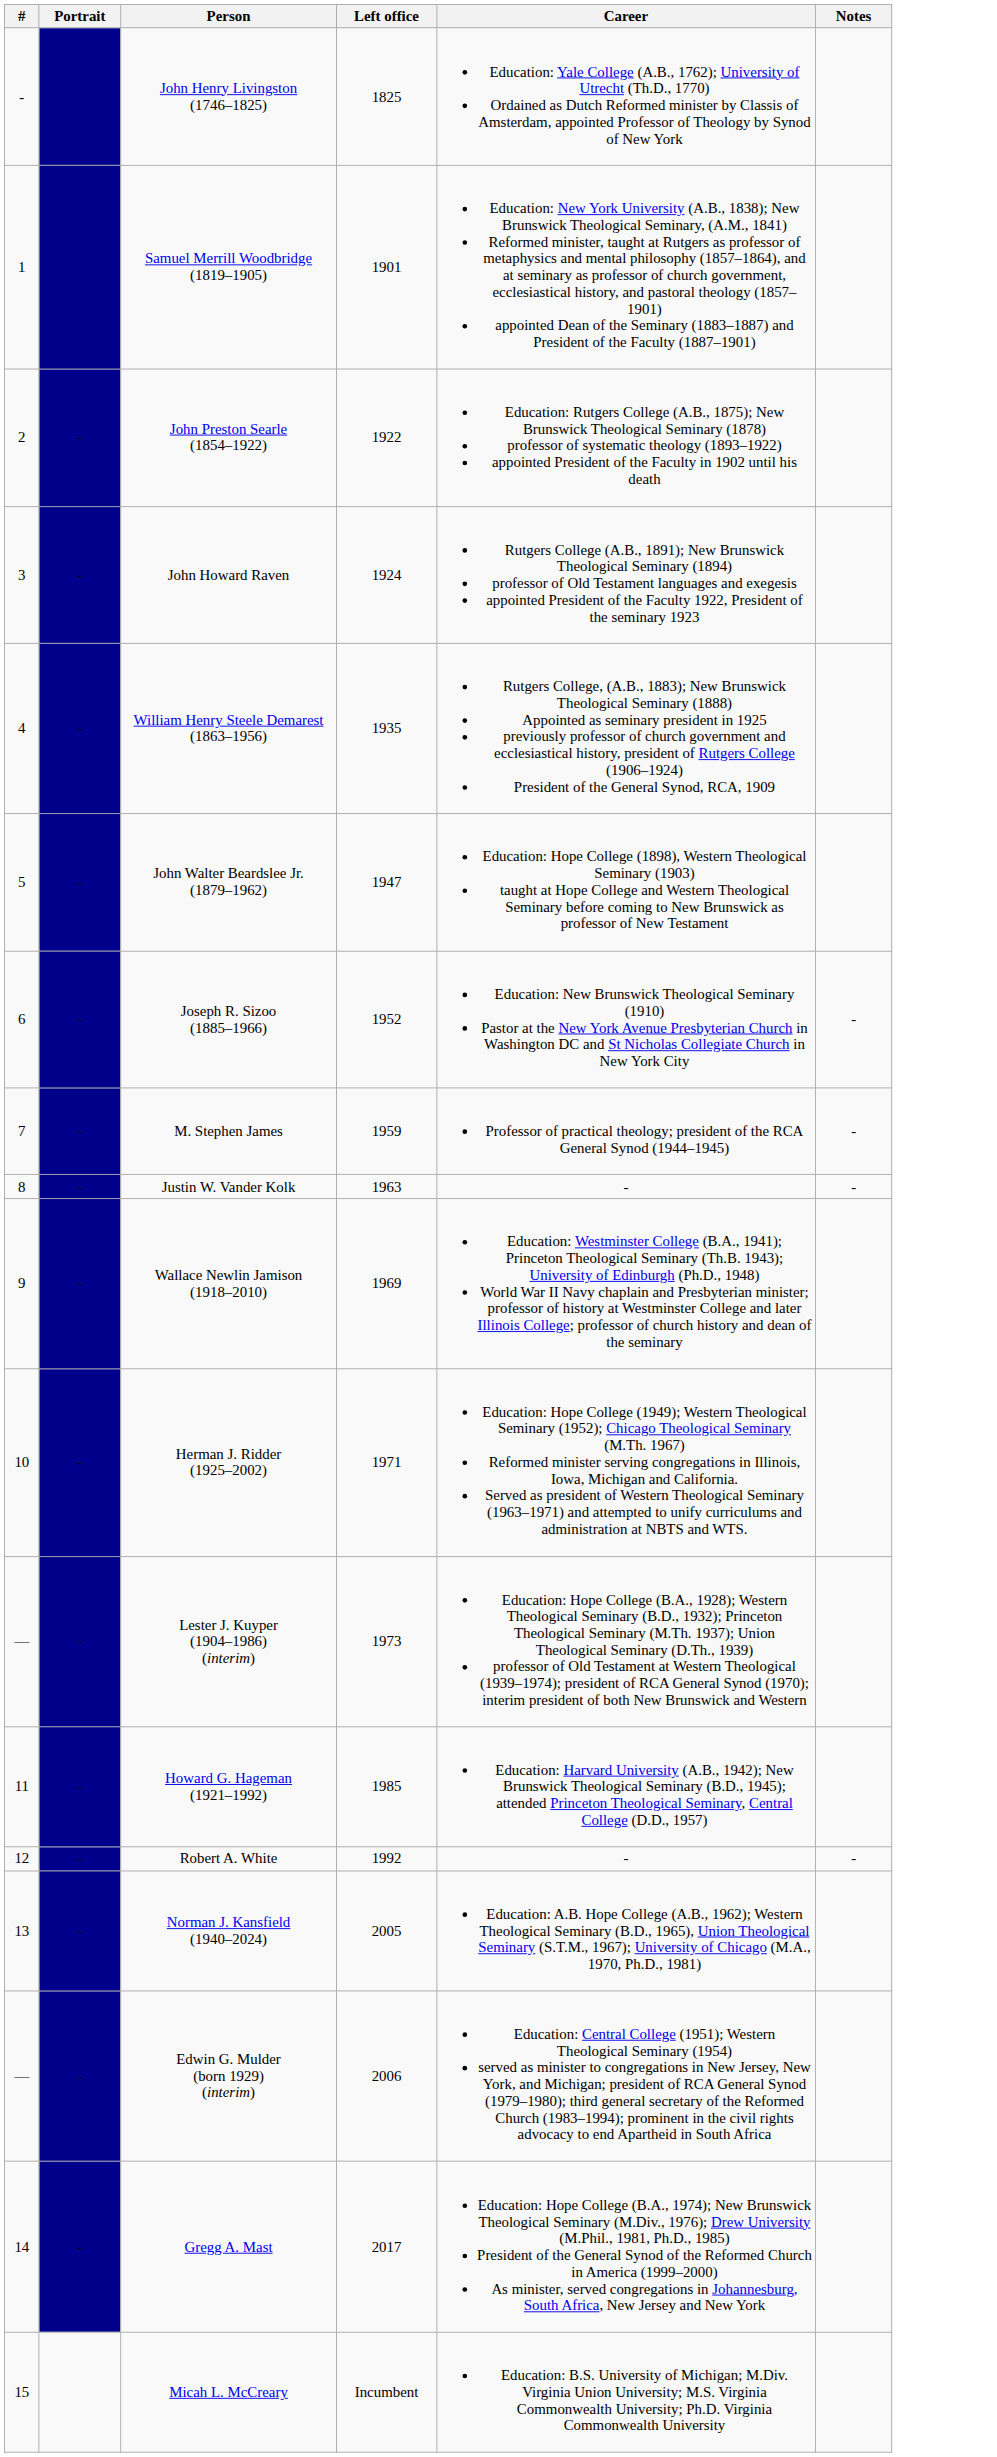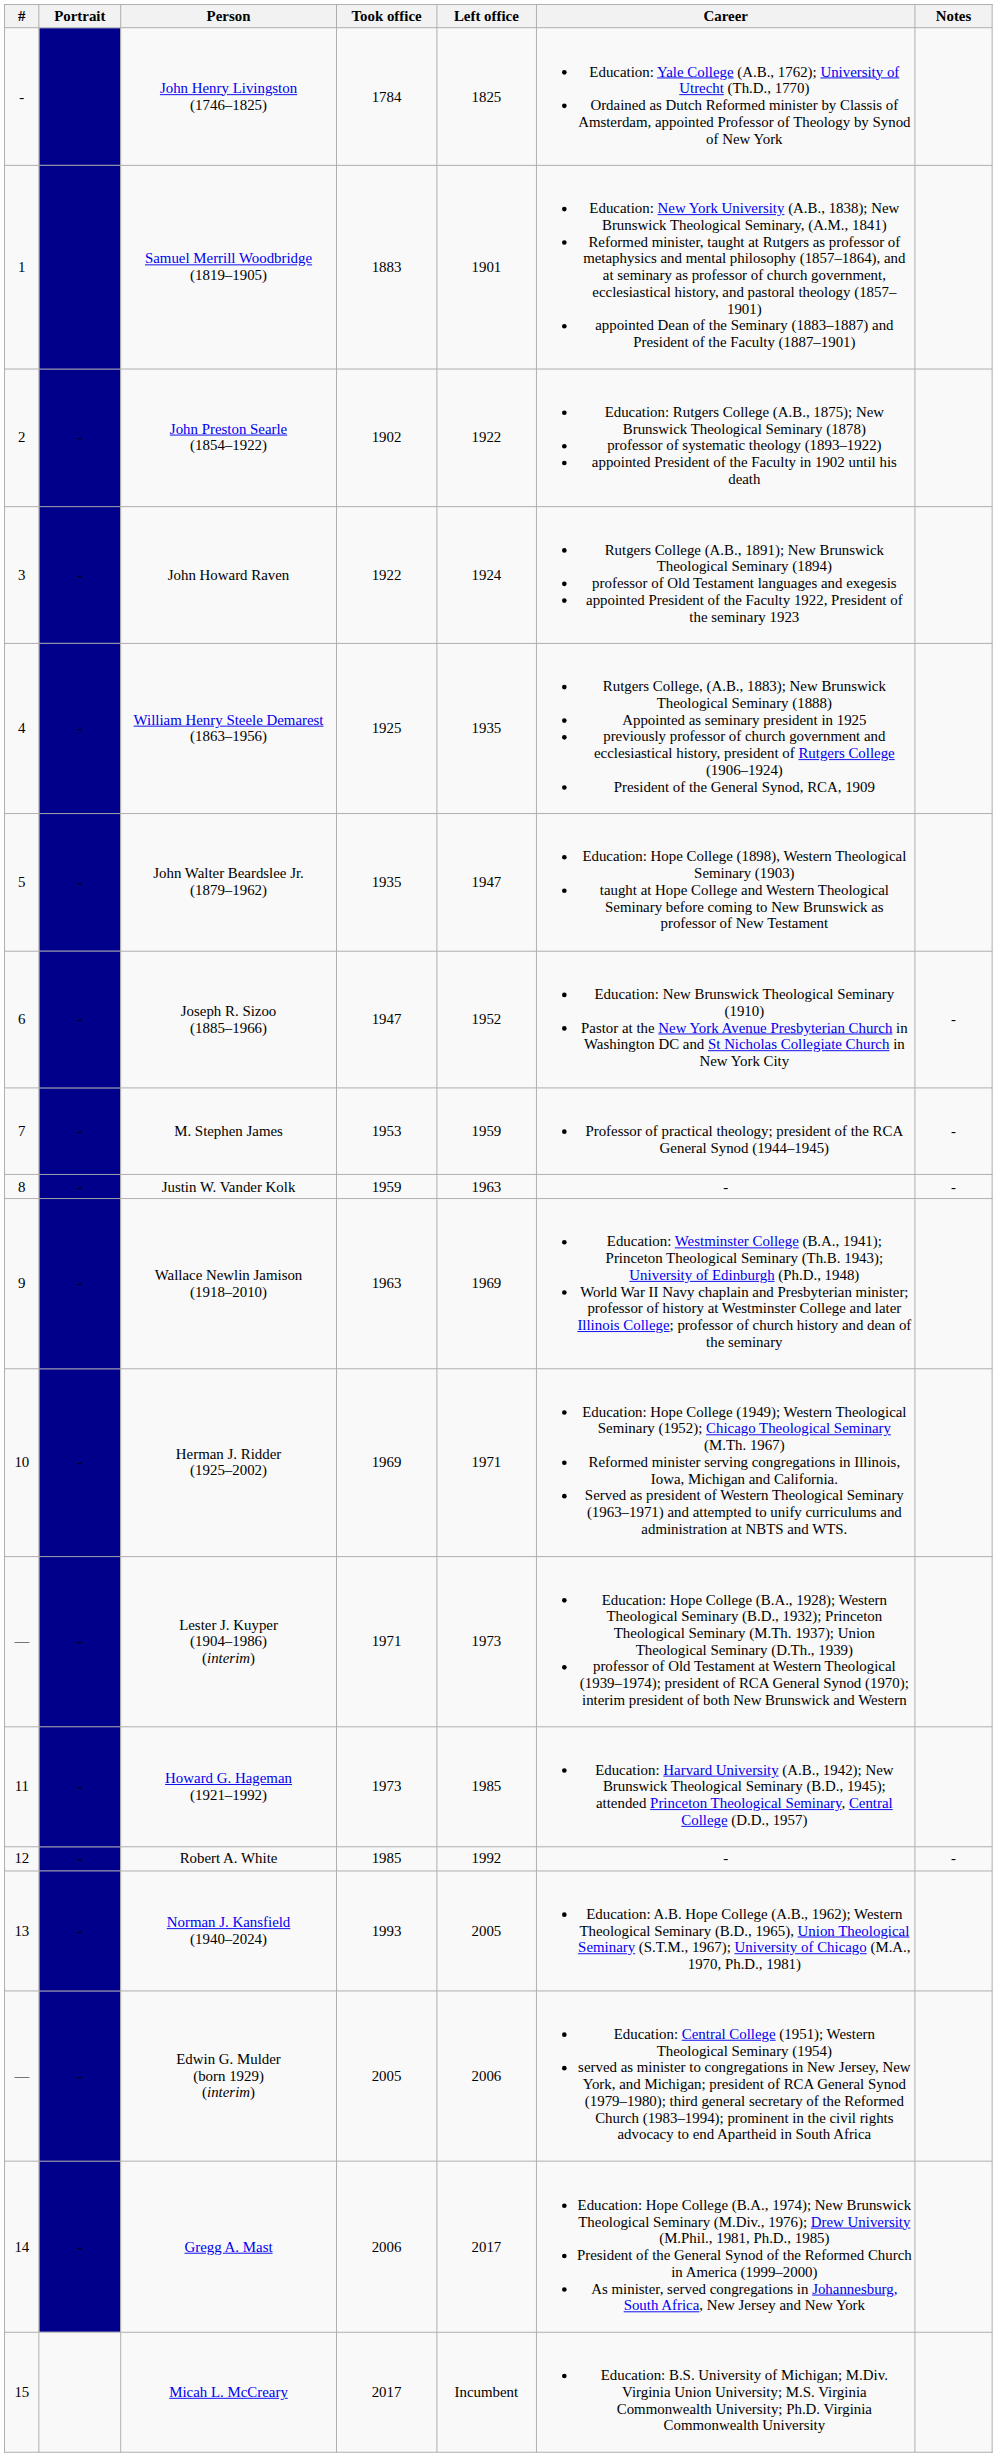+ column: (387, 16)
